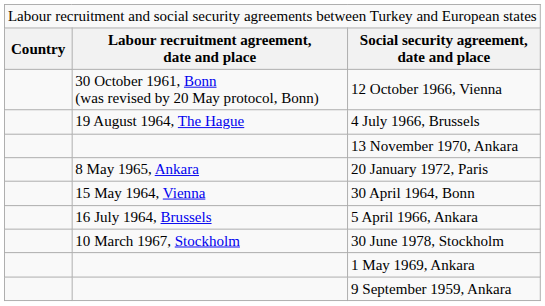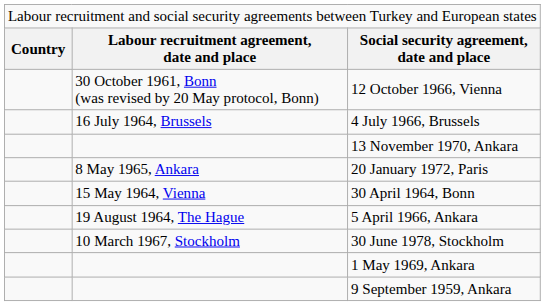(160, 121) 19 August 1964, The Hague -> (143, 121) 16 July 1964, Brussels
(143, 217) 16 July 1964, Brussels -> (160, 217) 19 August 1964, The Hague
